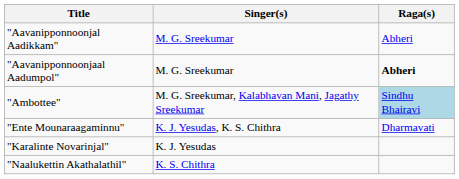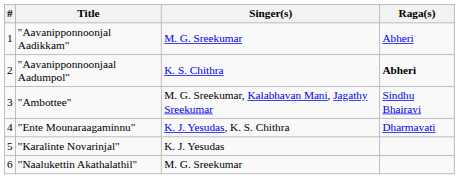+ column: (10, 13)
(195, 71) M. G. Sreekumar -> (194, 71) K. S. Chithra
(401, 102) lightblue background -> (402, 102) no background
(185, 165) K. S. Chithra -> (203, 165) M. G. Sreekumar
